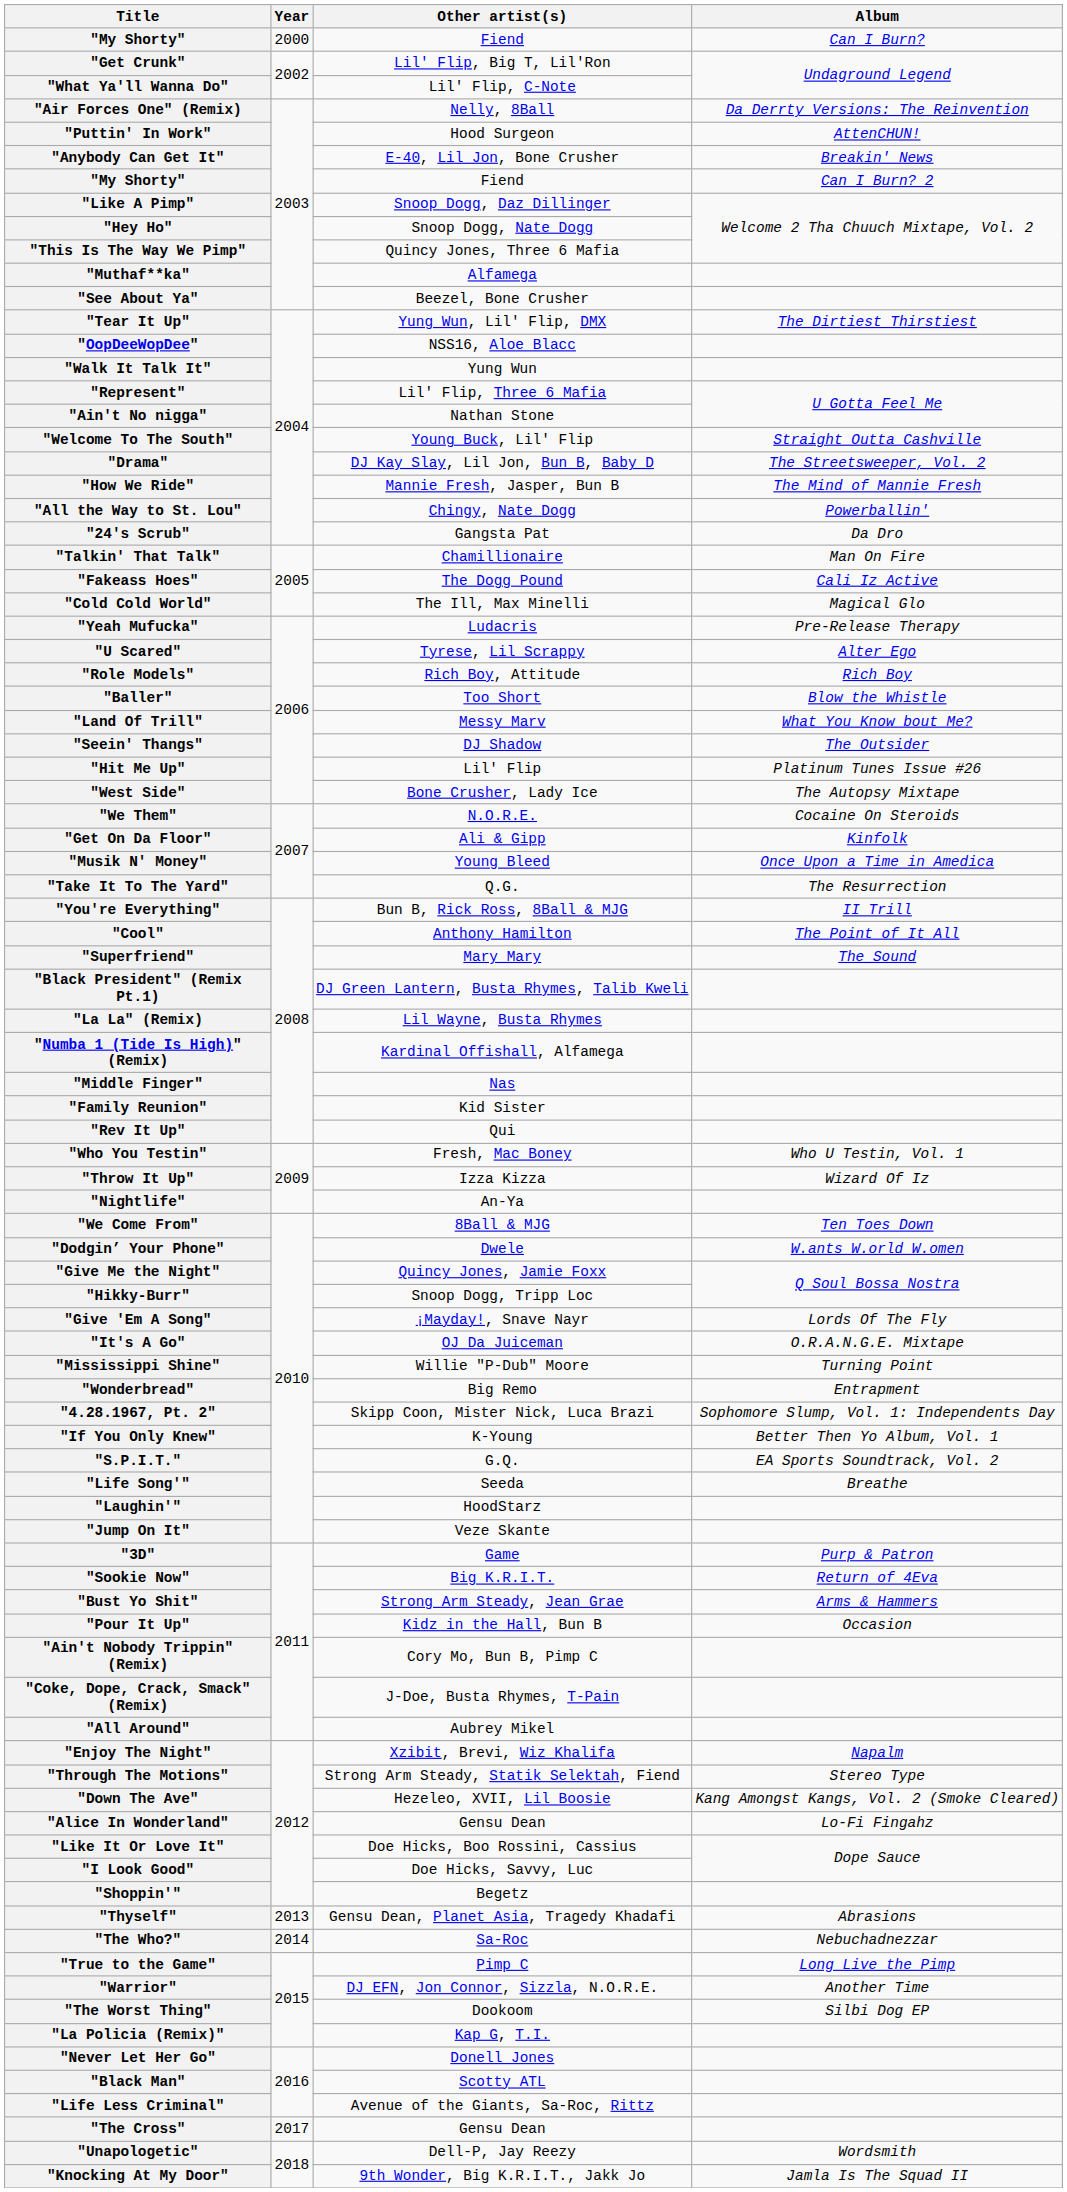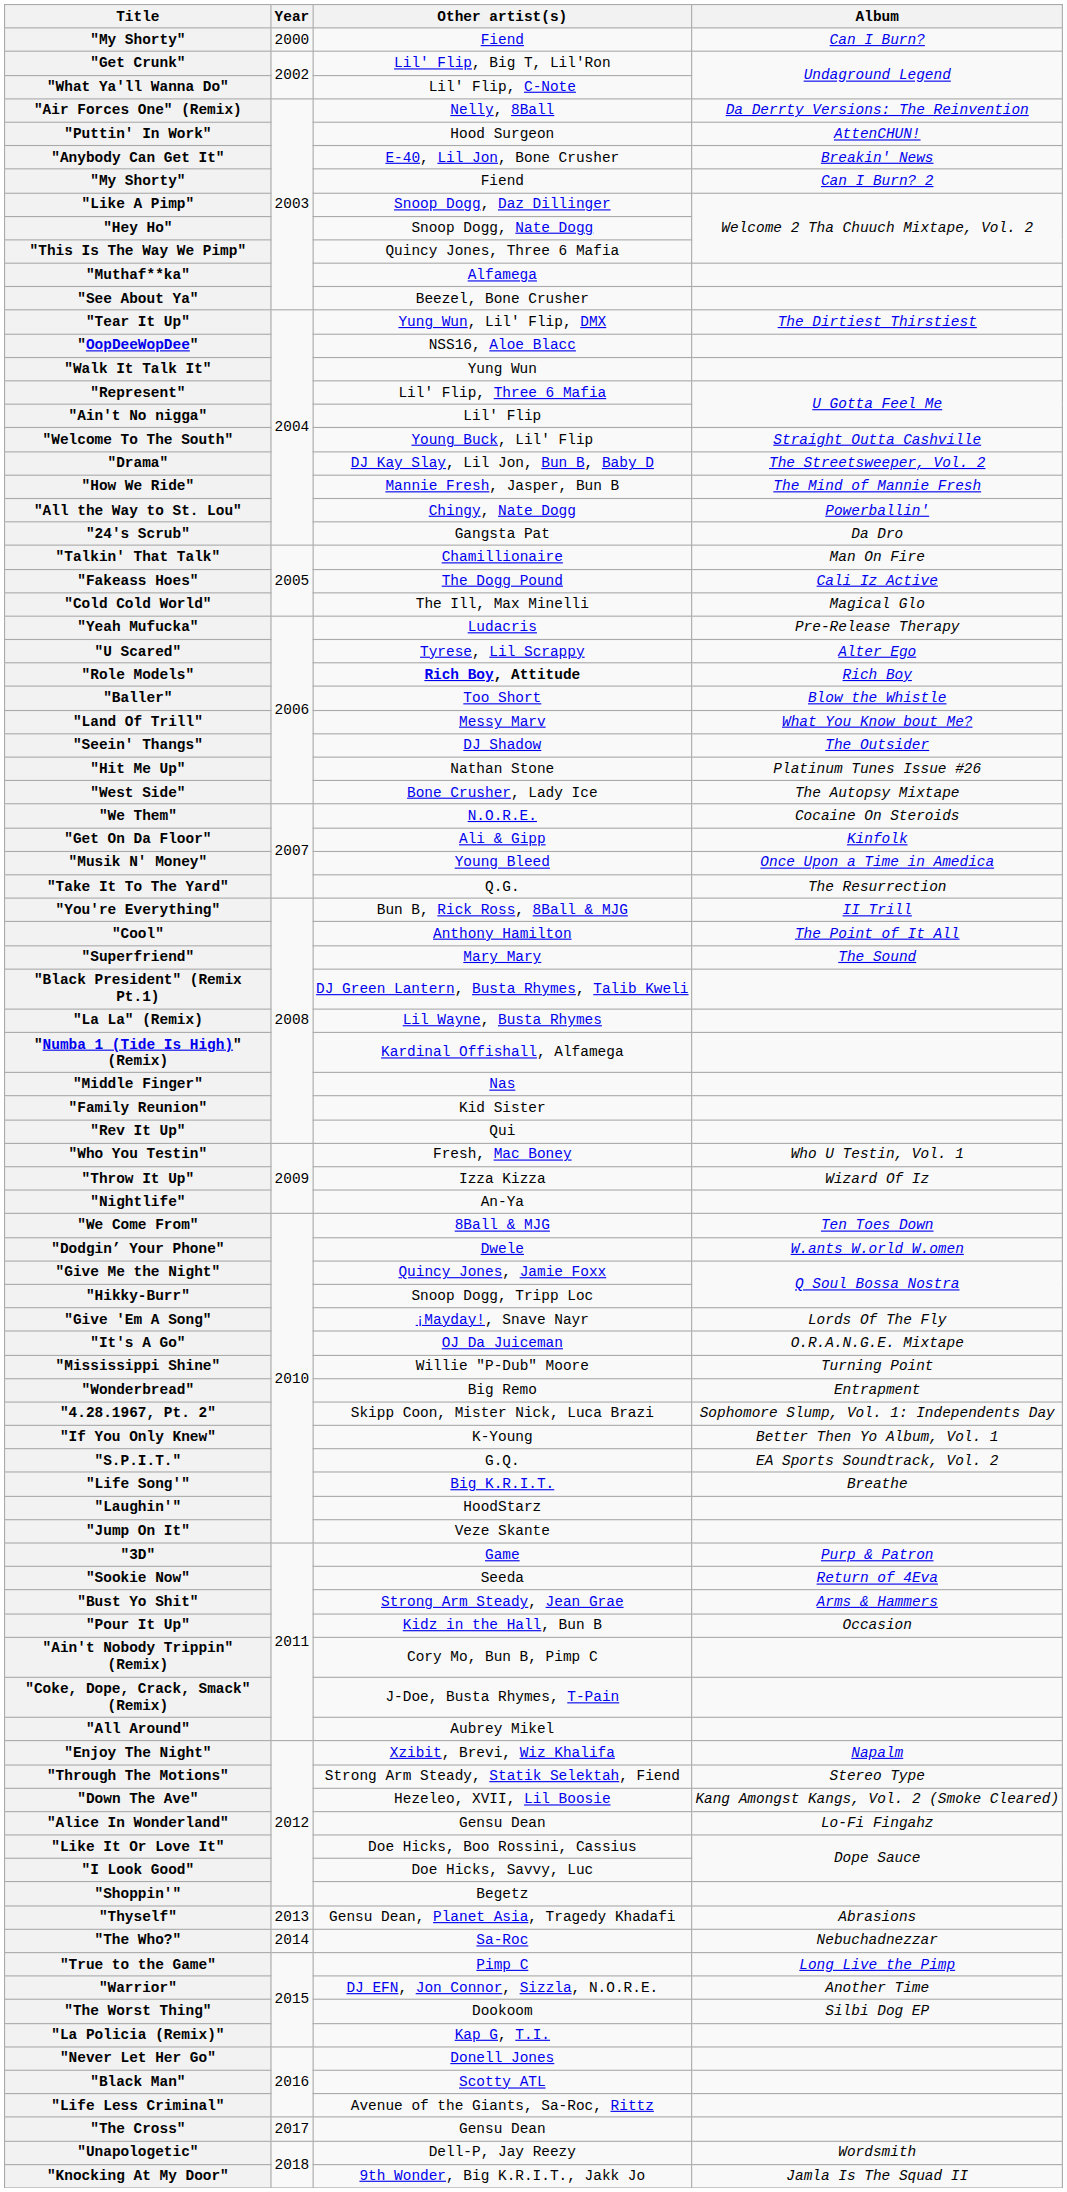(502, 416) Nathan Stone -> (502, 416) Lil' Flip
(502, 675) normal -> (502, 675) bold
(502, 769) Lil' Flip -> (502, 769) Nathan Stone
(502, 1484) Seeda -> (502, 1484) Big K.R.I.T.
(502, 1578) Big K.R.I.T. -> (502, 1578) Seeda
